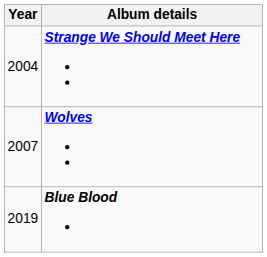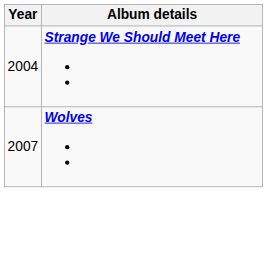- row: (152, 212)
